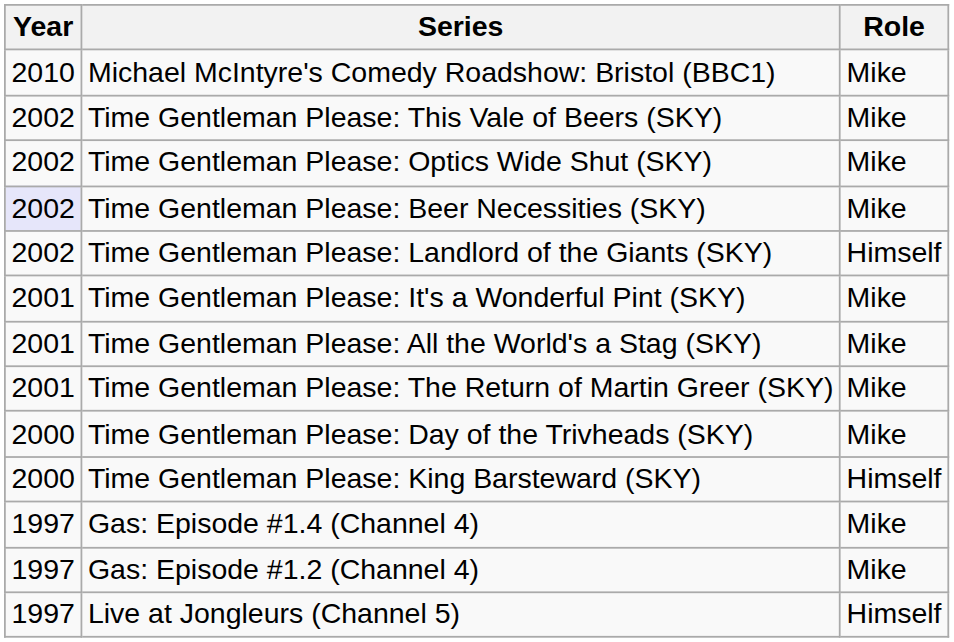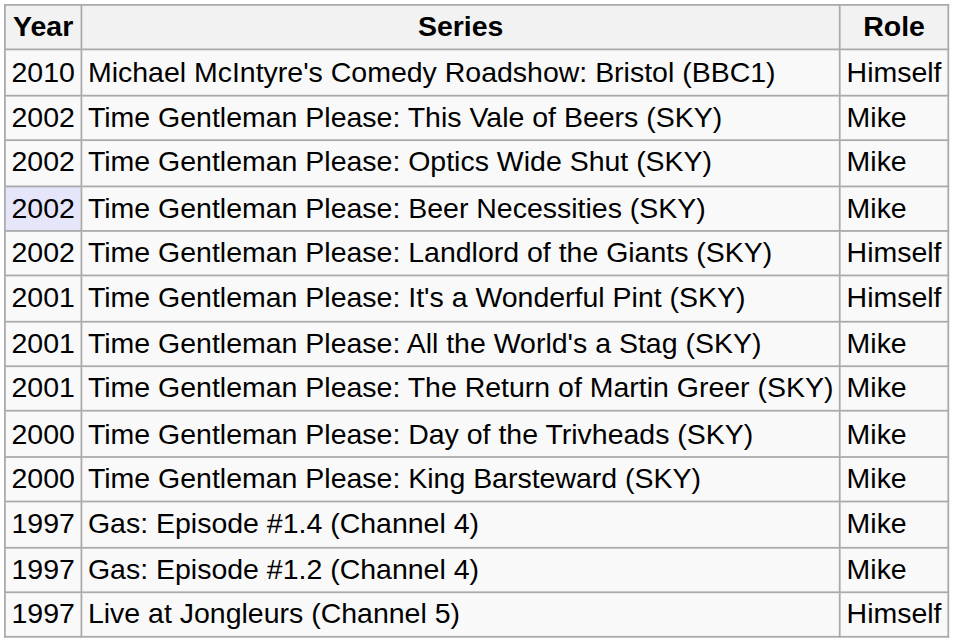(877, 72) Mike -> (894, 72) Himself
(877, 298) Mike -> (894, 298) Himself
(894, 478) Himself -> (877, 478) Mike
